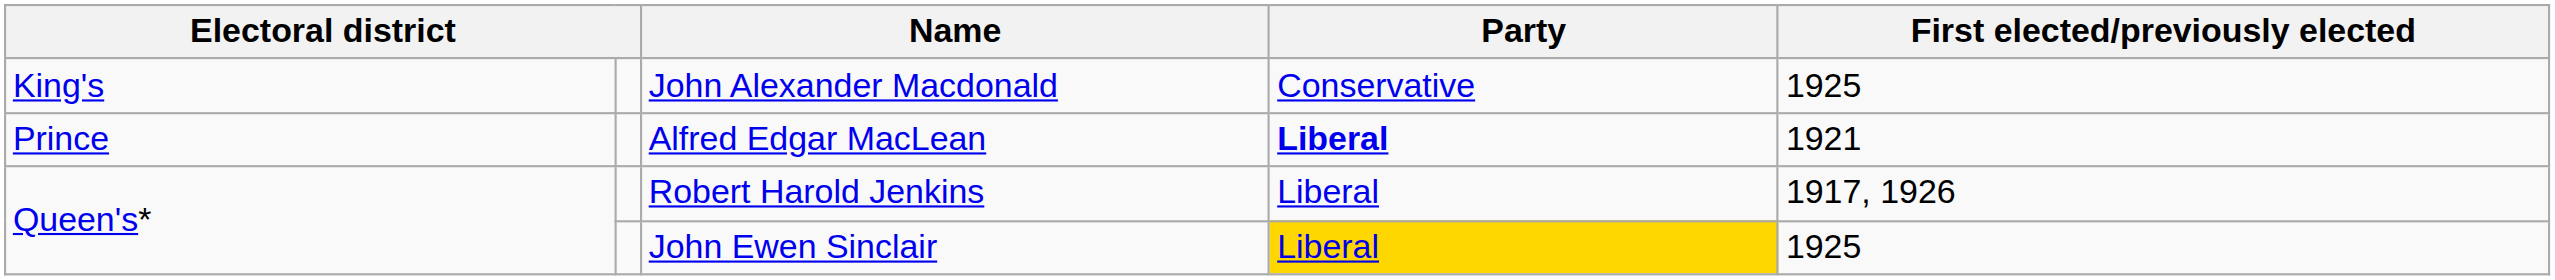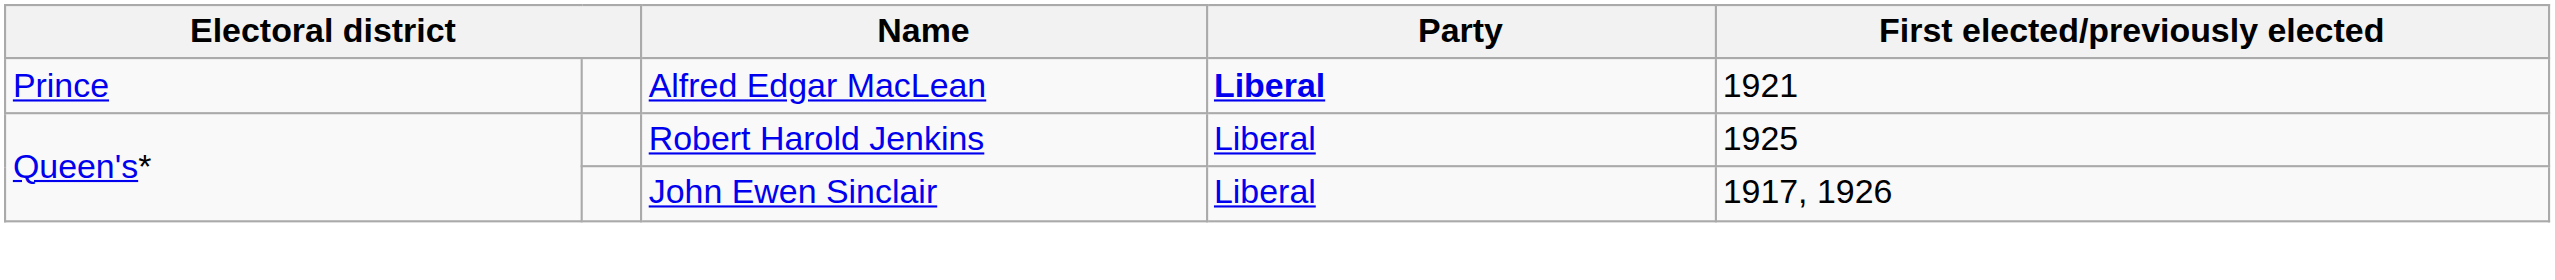- row: (853, 85)
(1871, 192) 1917, 1926 -> (1760, 138) 1925
(1328, 246) gold background -> (1265, 192) no background
(1824, 246) 1925 -> (1808, 192) 1917, 1926
